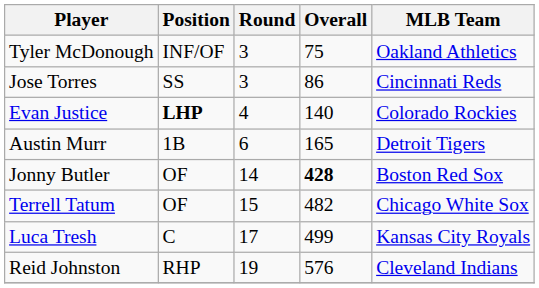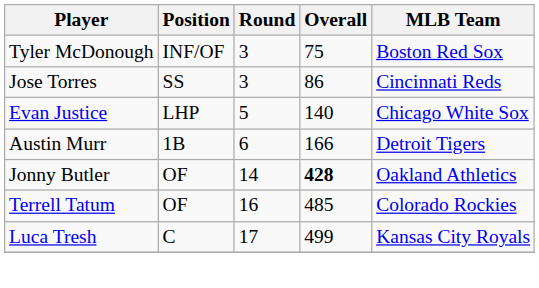(446, 50) Oakland Athletics -> (440, 50) Boston Red Sox
(183, 112) bold -> (181, 112) normal
(244, 112) 4 -> (244, 112) 5
(446, 112) Colorado Rockies -> (452, 112) Chicago White Sox
(319, 143) 165 -> (319, 143) 166
(440, 174) Boston Red Sox -> (446, 174) Oakland Athletics
(249, 205) 15 -> (249, 205) 16
(319, 205) 482 -> (319, 205) 485
(452, 205) Chicago White Sox -> (446, 205) Colorado Rockies
- row: (65, 267)
